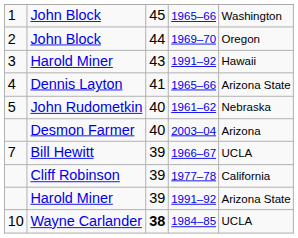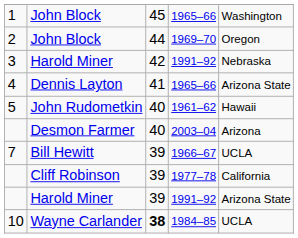(157, 61) 43 -> (157, 61) 42
(239, 62) Hawaii -> (246, 62) Nebraska
(246, 107) Nebraska -> (239, 107) Hawaii
